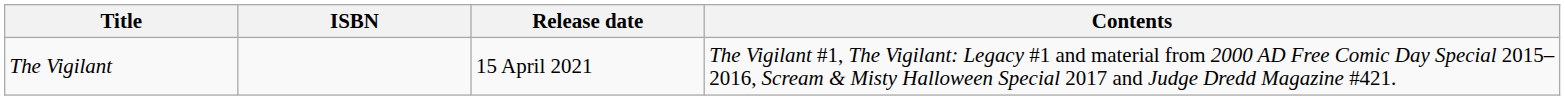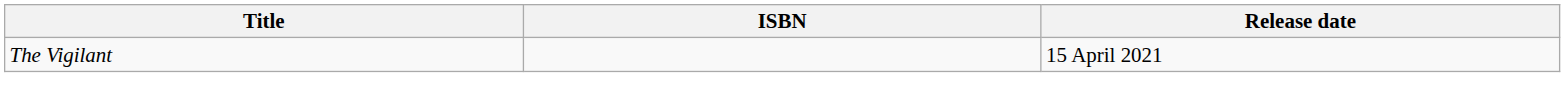- column: (1132, 21)
